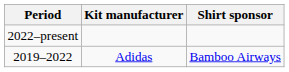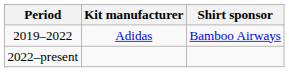rows swapped: (43, 56) <-> (43, 35)
